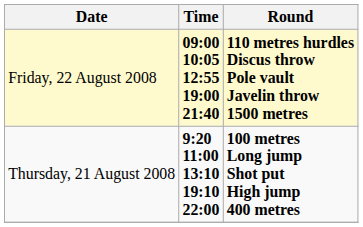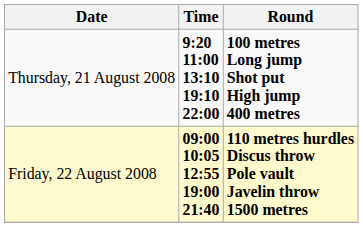rows swapped: (92, 174) <-> (82, 77)
